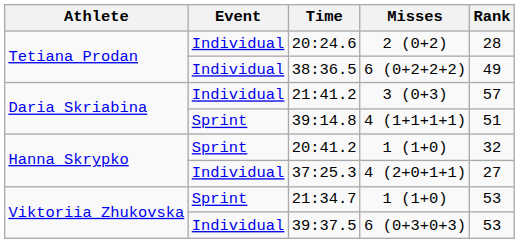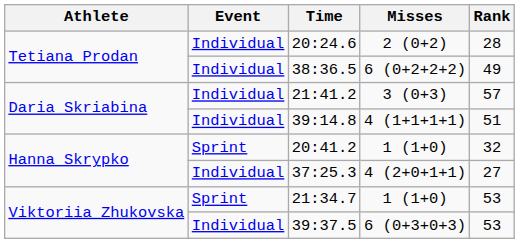(220, 121) Sprint -> (238, 121) Individual
